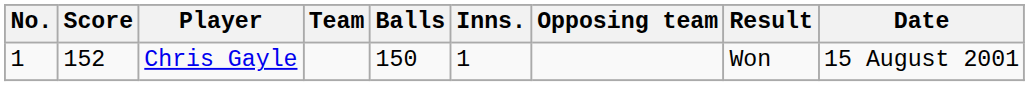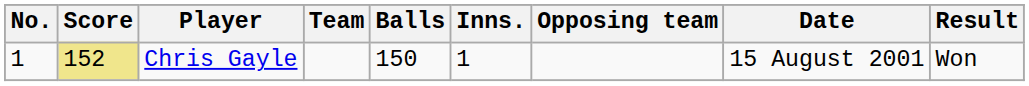columns swapped: (922, 24) <-> (771, 24)
(84, 62) no background -> (84, 62) khaki background
